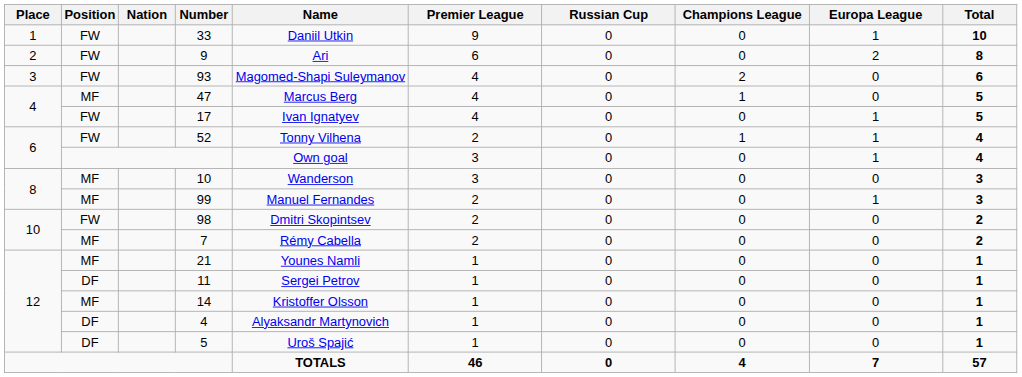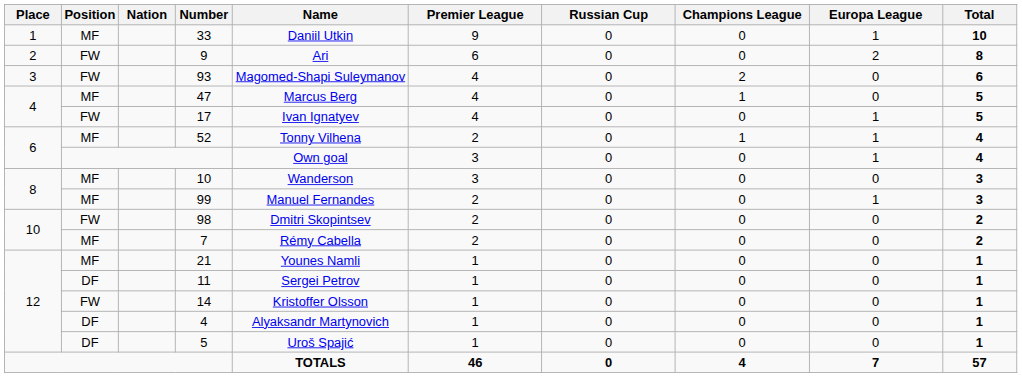(90, 35) FW -> (90, 35) MF
(90, 138) FW -> (90, 138) MF
(90, 301) MF -> (90, 301) FW
